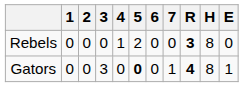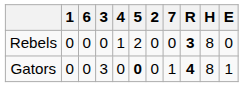columns swapped: (87, 17) <-> (155, 17)
